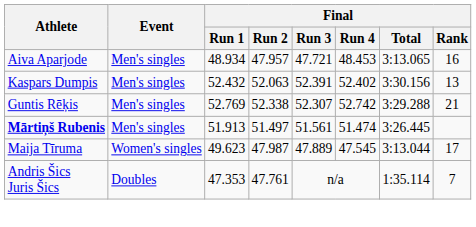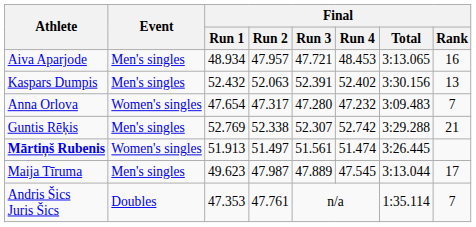+ row: (43, 105)
(148, 127) Men's singles -> (157, 150) Women's singles
(157, 150) Women's singles -> (148, 172) Men's singles
